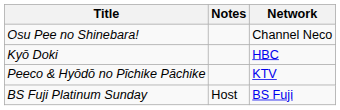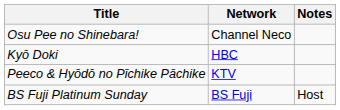columns swapped: (292, 14) <-> (229, 14)
